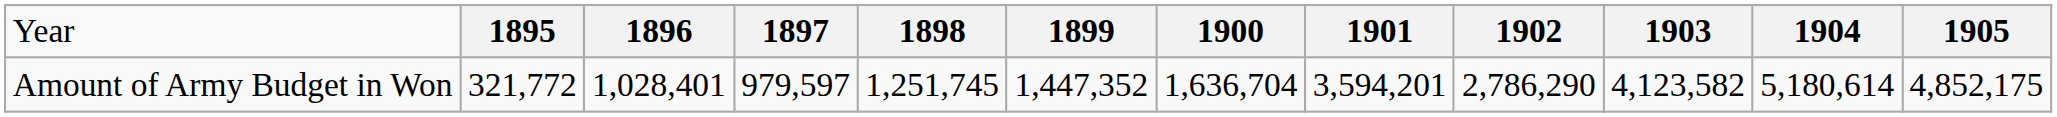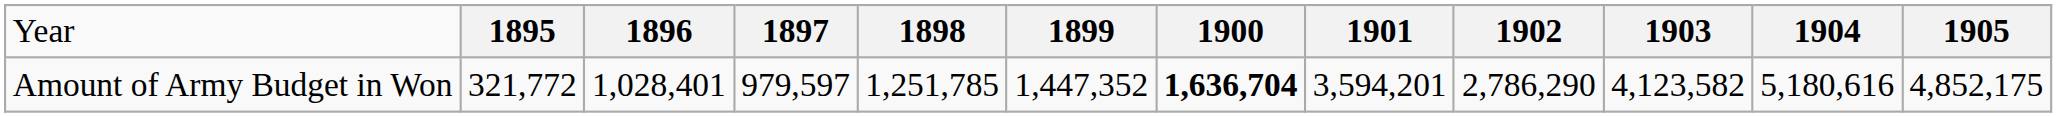(932, 84) 1,251,745 -> (932, 84) 1,251,785
(1231, 84) normal -> (1231, 84) bold
(1827, 84) 5,180,614 -> (1827, 84) 5,180,616
